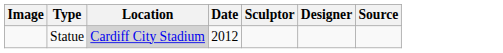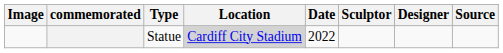+ column: (95, 15)
(225, 36) 2012 -> (322, 36) 2022
